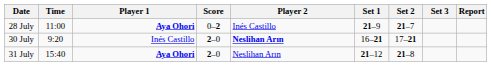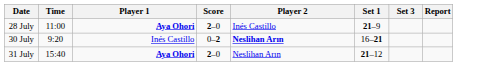- column: (406, 12)
(213, 26) 0–2 -> (213, 26) 2–0
(213, 40) 2–0 -> (213, 40) 0–2
